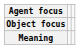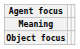rows swapped: (36, 24) <-> (36, 38)
